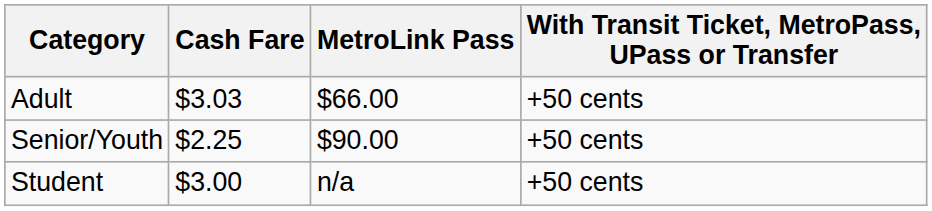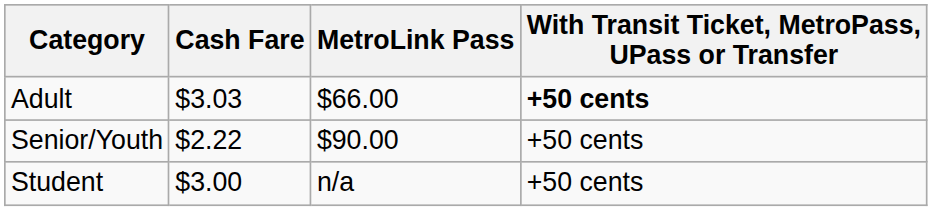(585, 98) normal -> (588, 98) bold
(209, 140) $2.25 -> (209, 140) $2.22
